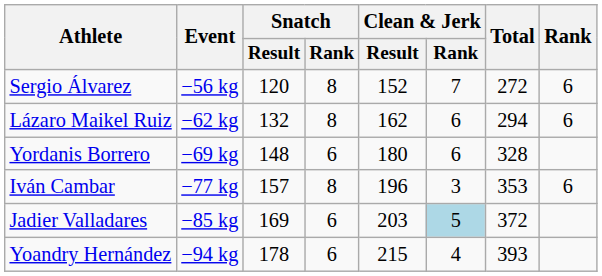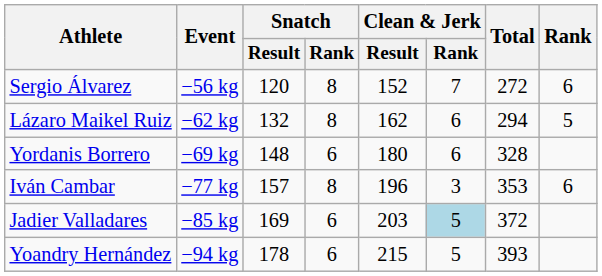(568, 120) 6 -> (568, 120) 5
(456, 254) 4 -> (456, 254) 5
